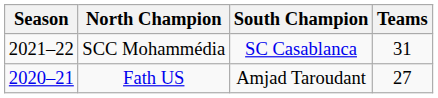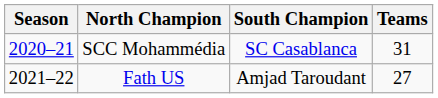(41, 48) 2021–22 -> (41, 48) 2020–21
(41, 78) 2020–21 -> (41, 78) 2021–22
